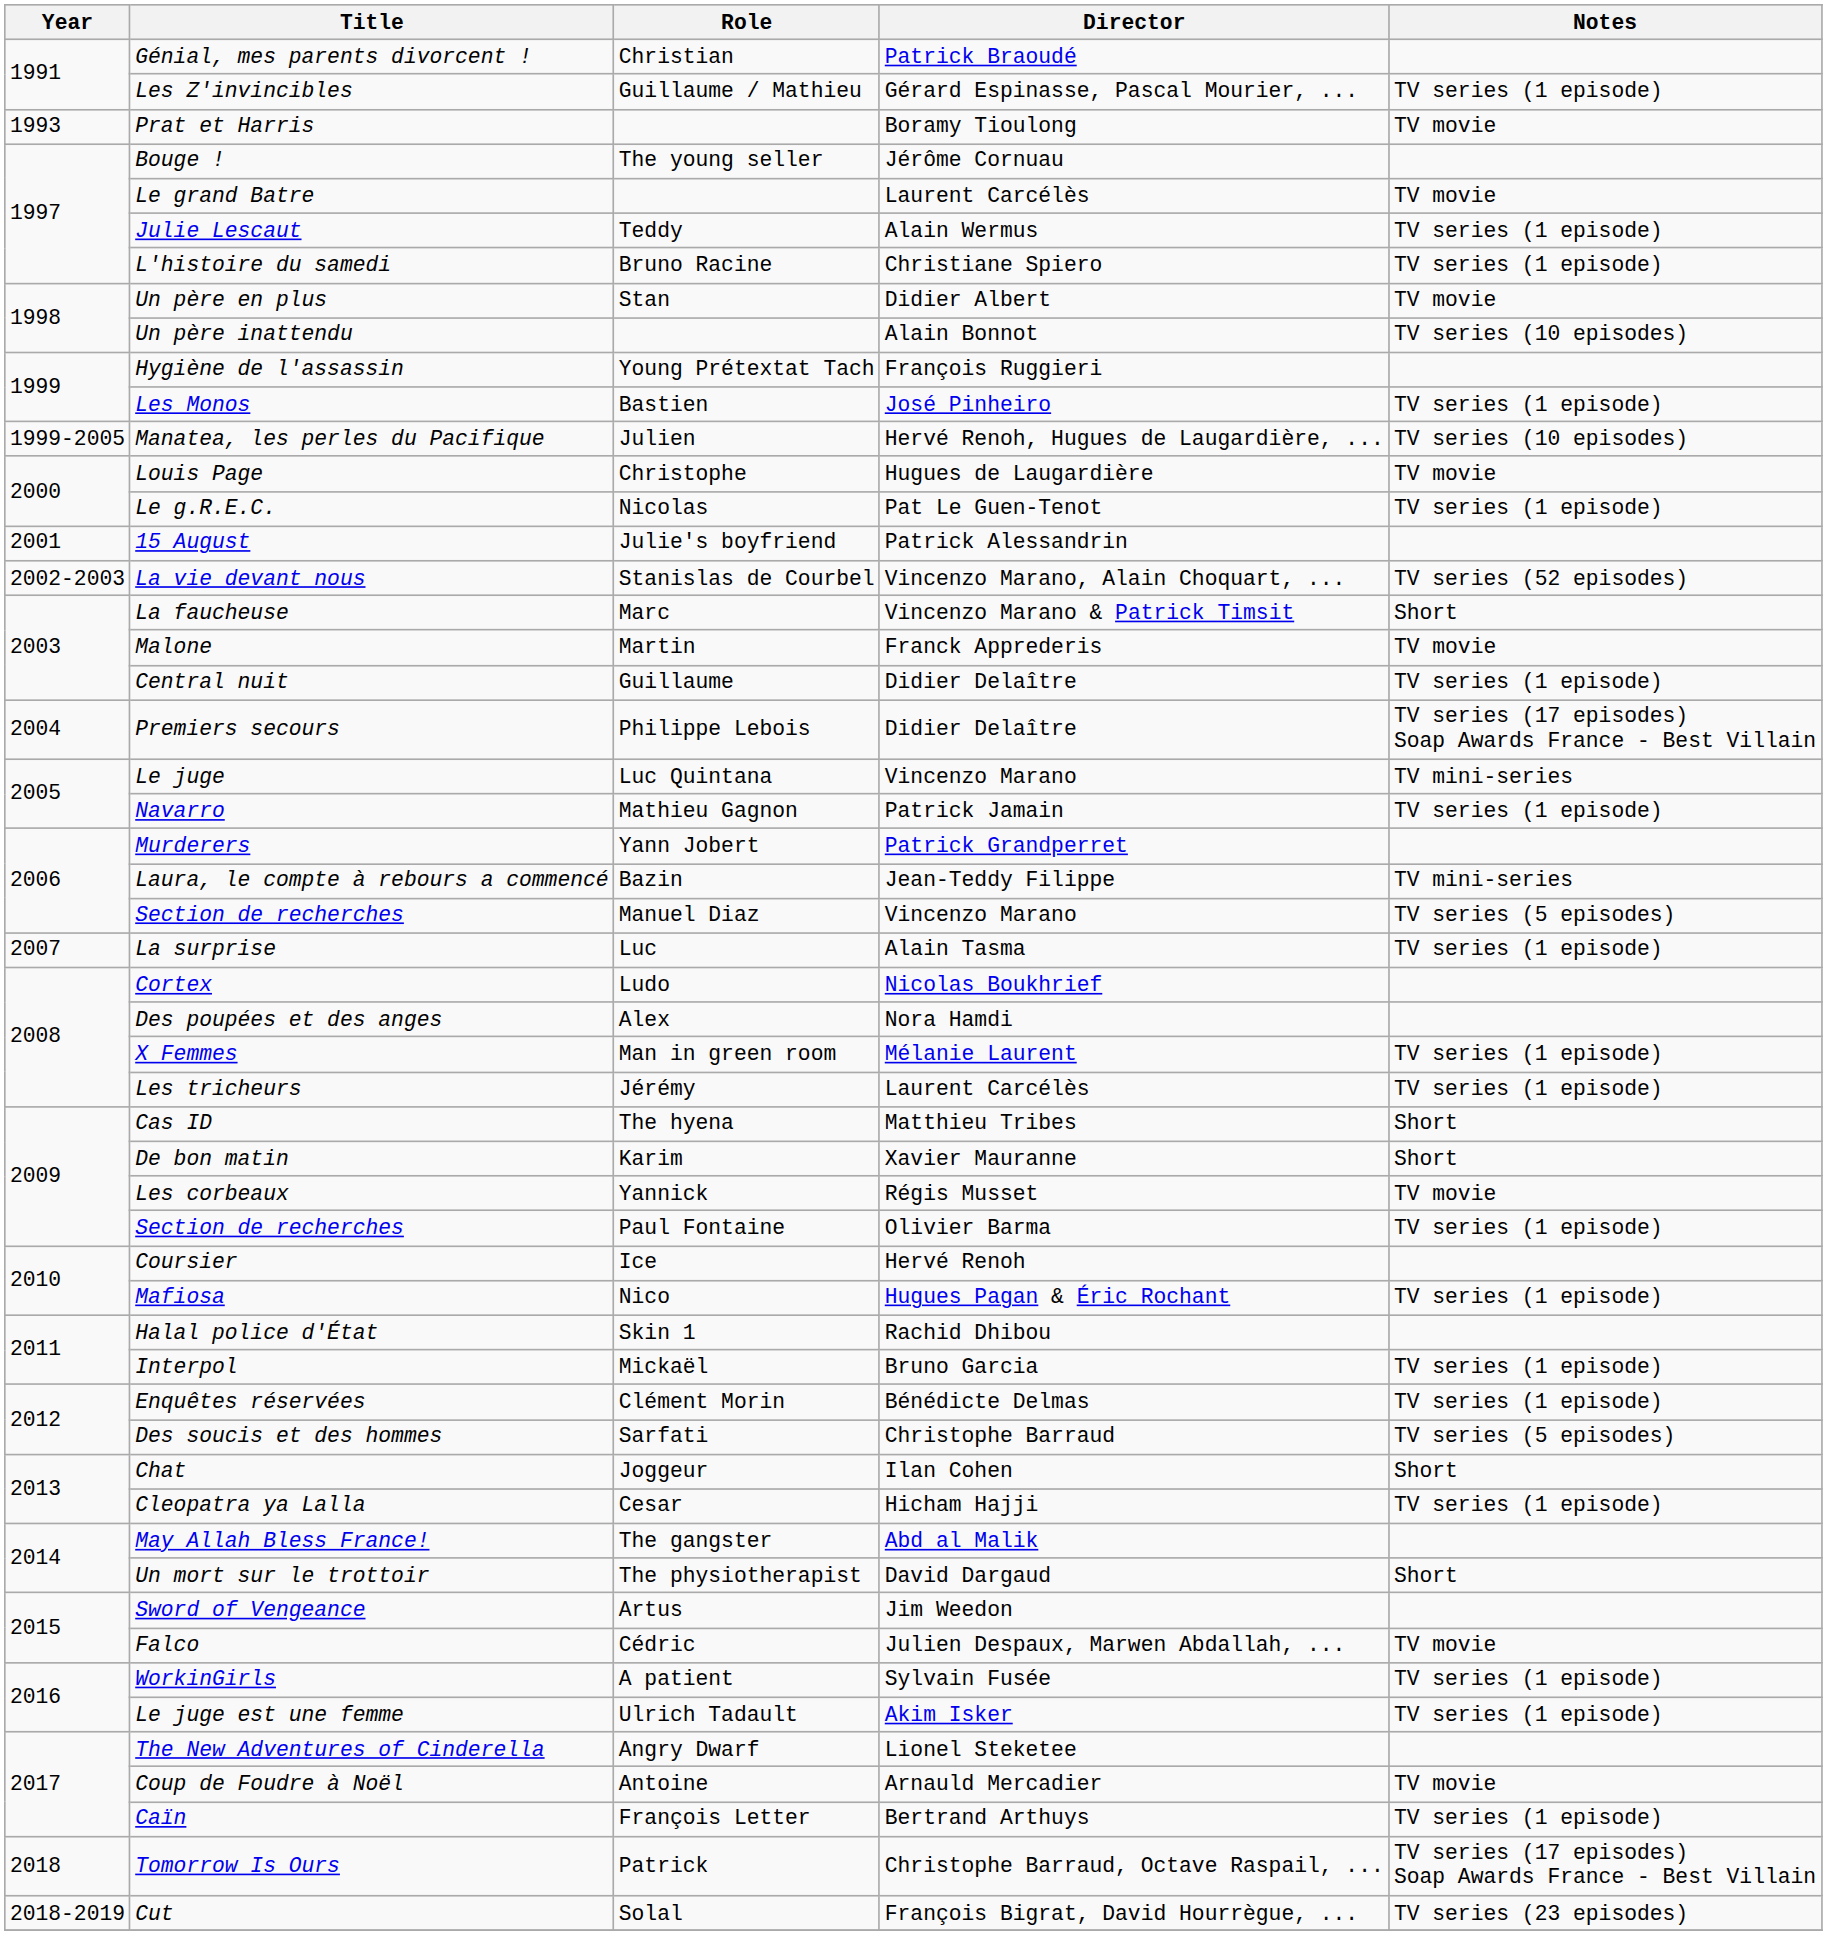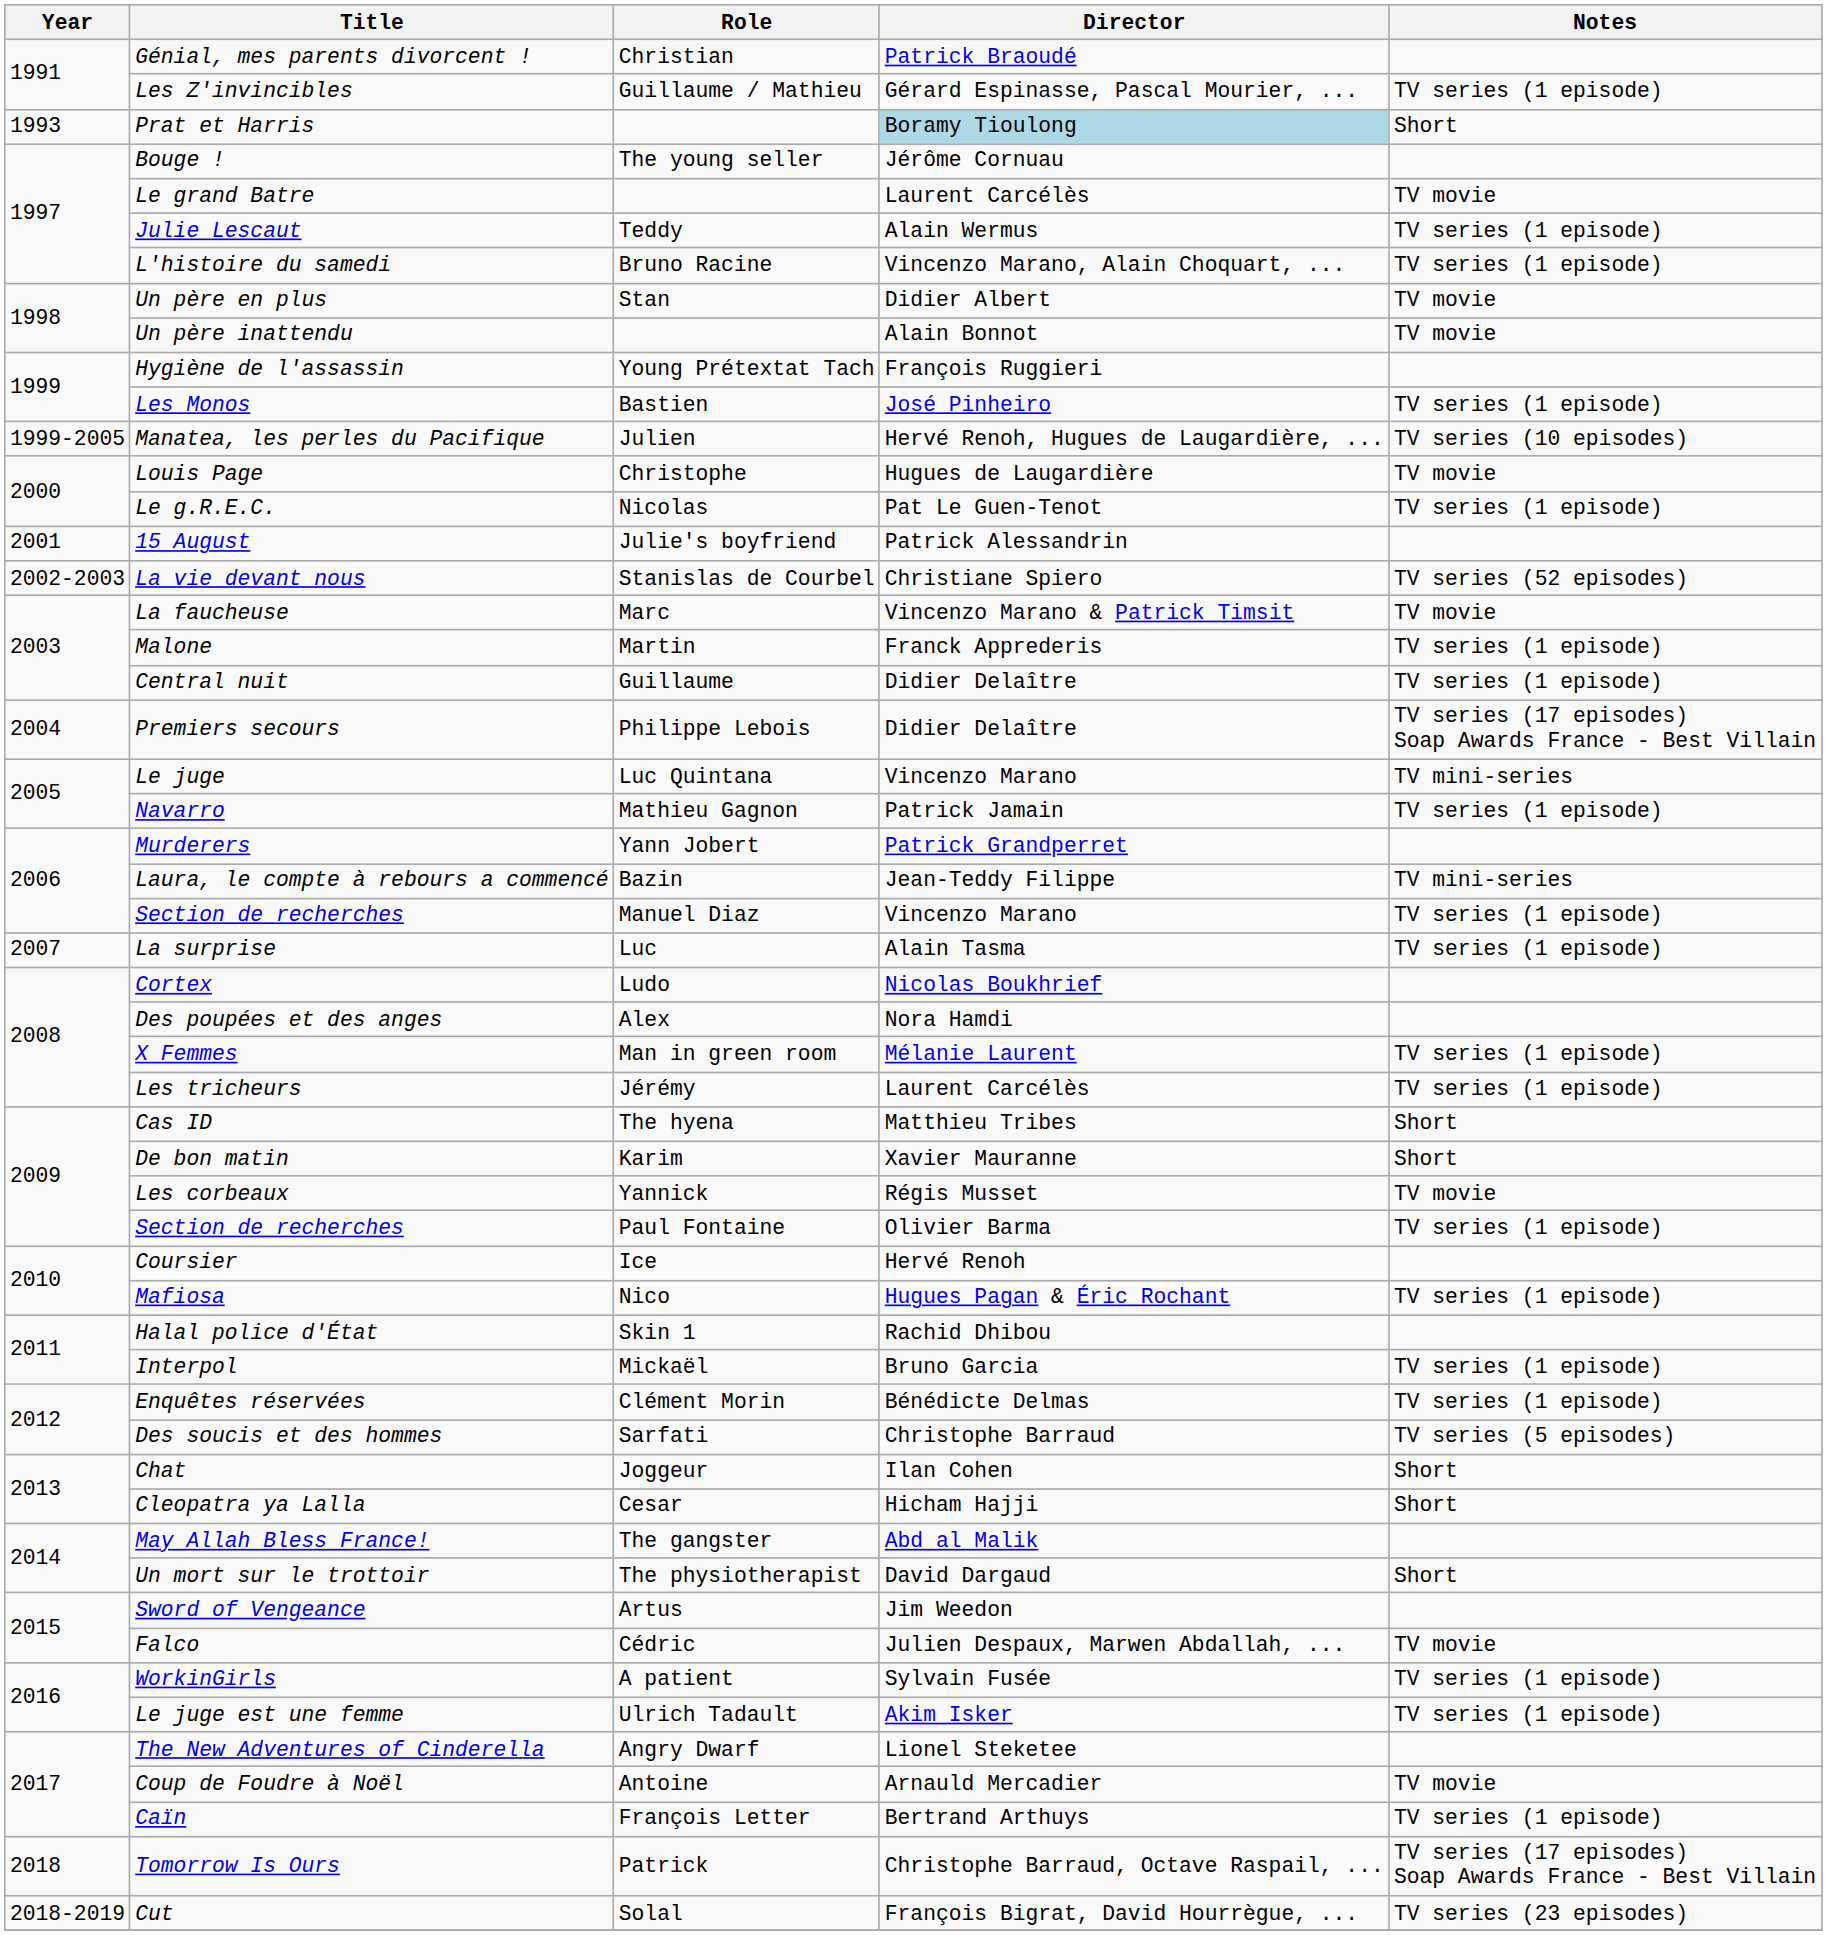(981, 126) no background -> (981, 126) lightblue background
(1445, 126) TV movie -> (1426, 126) Short
(994, 265) Christiane Spiero -> (1115, 265) Vincenzo Marano, Alain Choquart, ...
(1541, 335) TV series (10 episodes) -> (1445, 335) TV movie
(1115, 578) Vincenzo Marano, Alain Choquart, ... -> (994, 578) Christiane Spiero
(1426, 613) Short -> (1445, 613) TV movie
(1445, 648) TV movie -> (1528, 648) TV series (1 episode)
(1535, 915) TV series (5 episodes) -> (1528, 915) TV series (1 episode)
(1528, 1506) TV series (1 episode) -> (1426, 1506) Short
